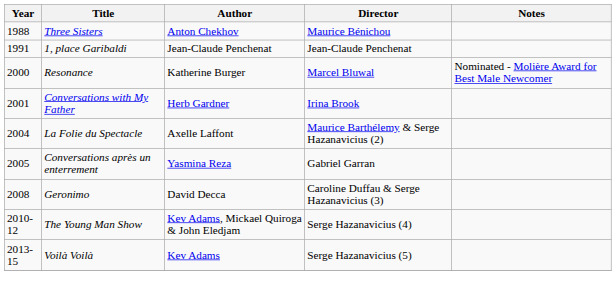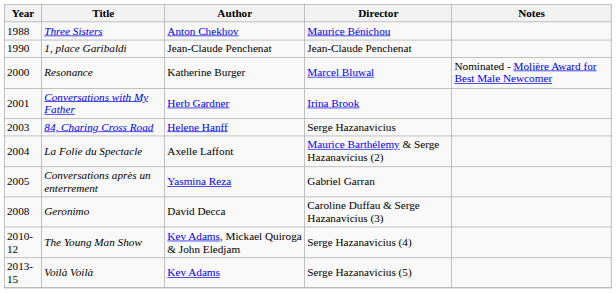(18, 48) 1991 -> (18, 48) 1990
+ row: (99, 127)
